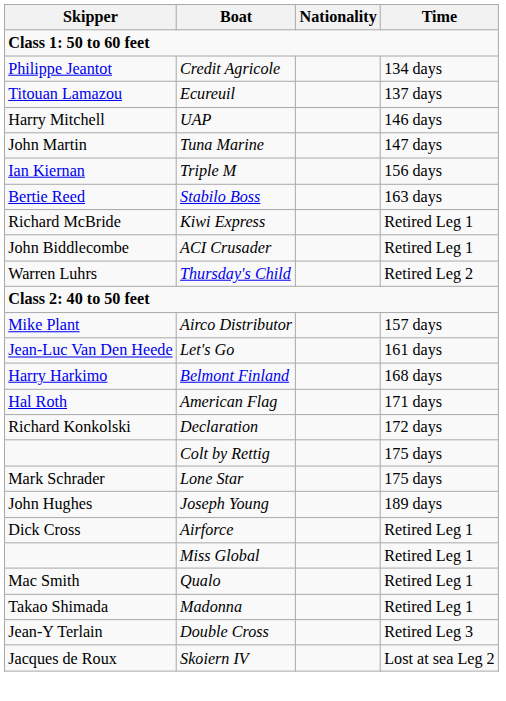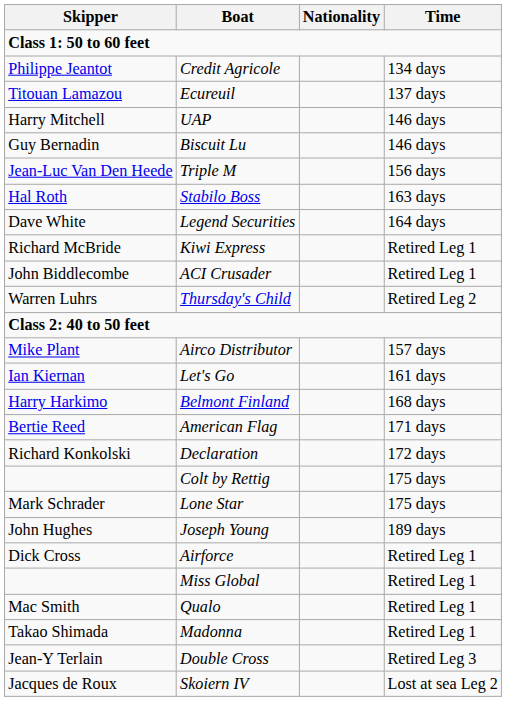+ row: (213, 145)
- row: (222, 145)
(47, 171) Ian Kiernan -> (90, 171) Jean-Luc Van Den Heede
(47, 196) Bertie Reed -> (38, 196) Hal Roth
+ row: (238, 222)
(90, 350) Jean-Luc Van Den Heede -> (47, 376) Ian Kiernan
(38, 401) Hal Roth -> (47, 427) Bertie Reed
